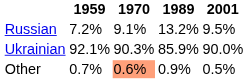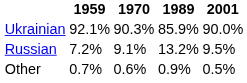rows swapped: (35, 49) <-> (31, 29)
(130, 69) lightsalmon background -> (130, 69) no background
